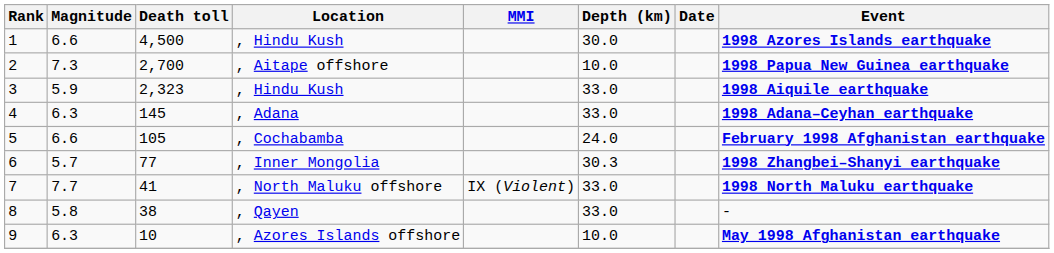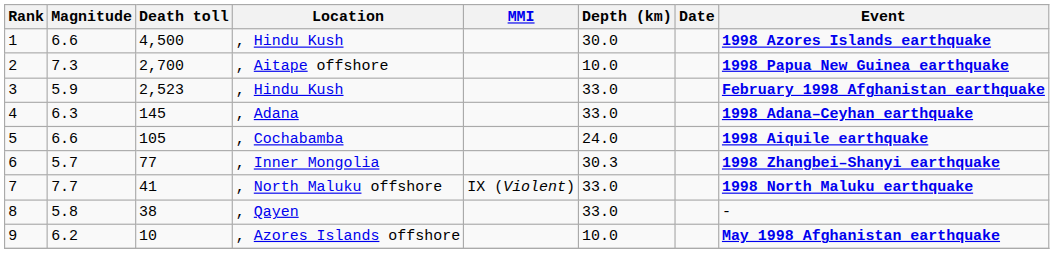(161, 90) 2,323 -> (161, 90) 2,523
(825, 90) 1998 Aiquile earthquake -> (883, 90) February 1998 Afghanistan earthquake
(883, 139) February 1998 Afghanistan earthquake -> (825, 139) 1998 Aiquile earthquake
(65, 236) 6.3 -> (65, 236) 6.2
